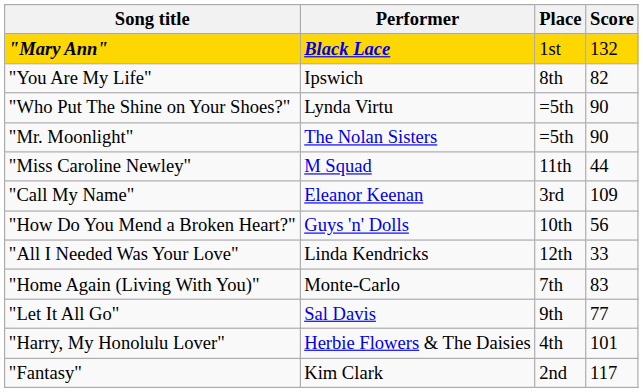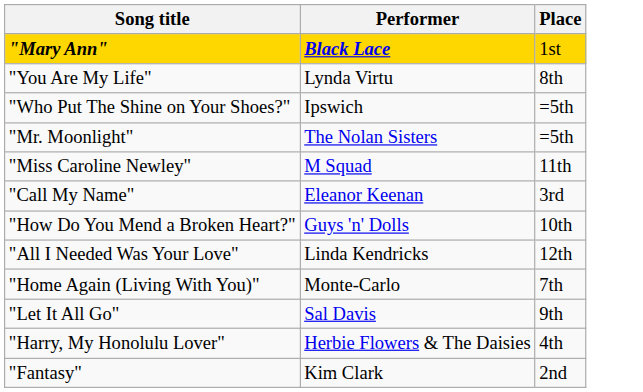- column: (612, 19)
(334, 78) Ipswich -> (349, 78) Lynda Virtu
(349, 107) Lynda Virtu -> (334, 107) Ipswich
